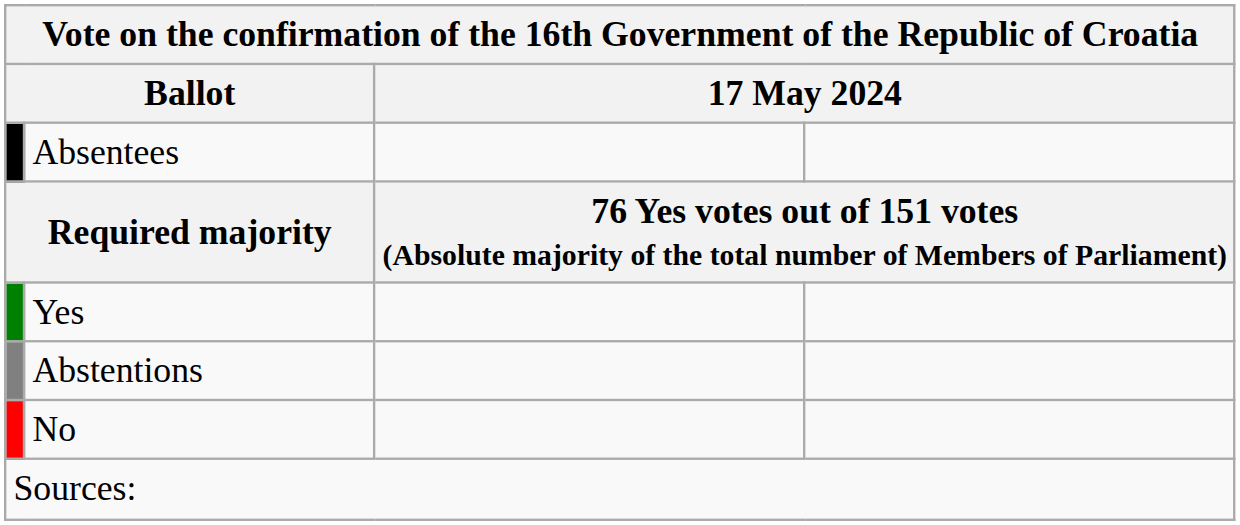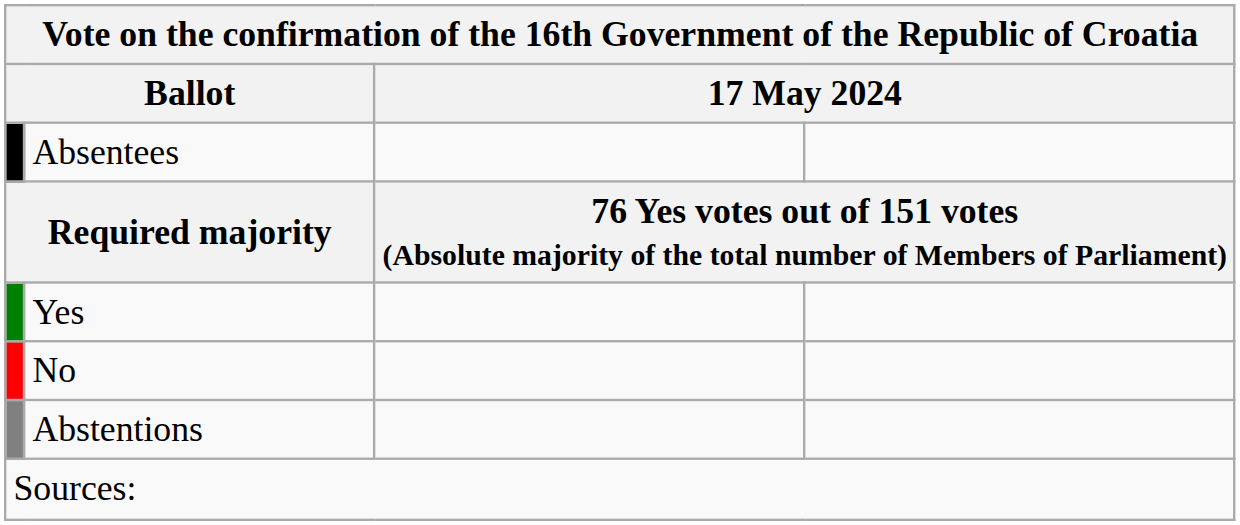rows swapped: (54, 429) <-> (118, 370)
